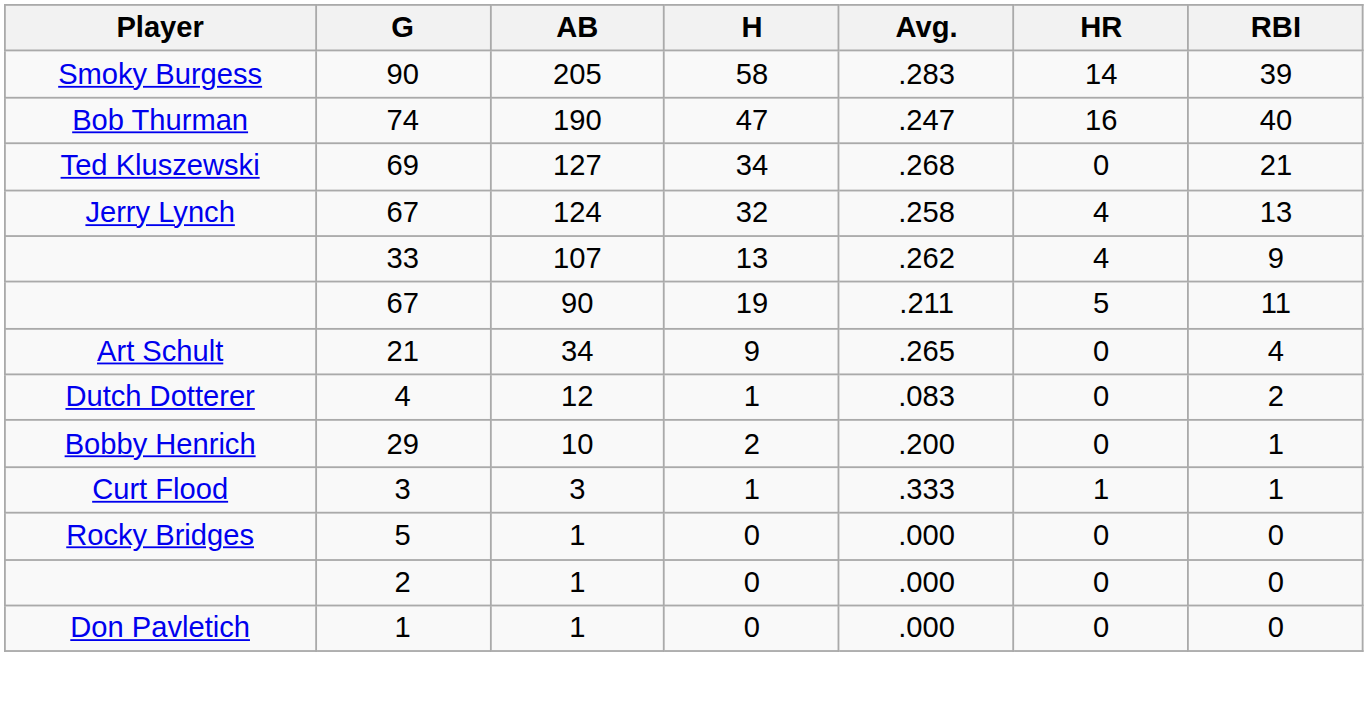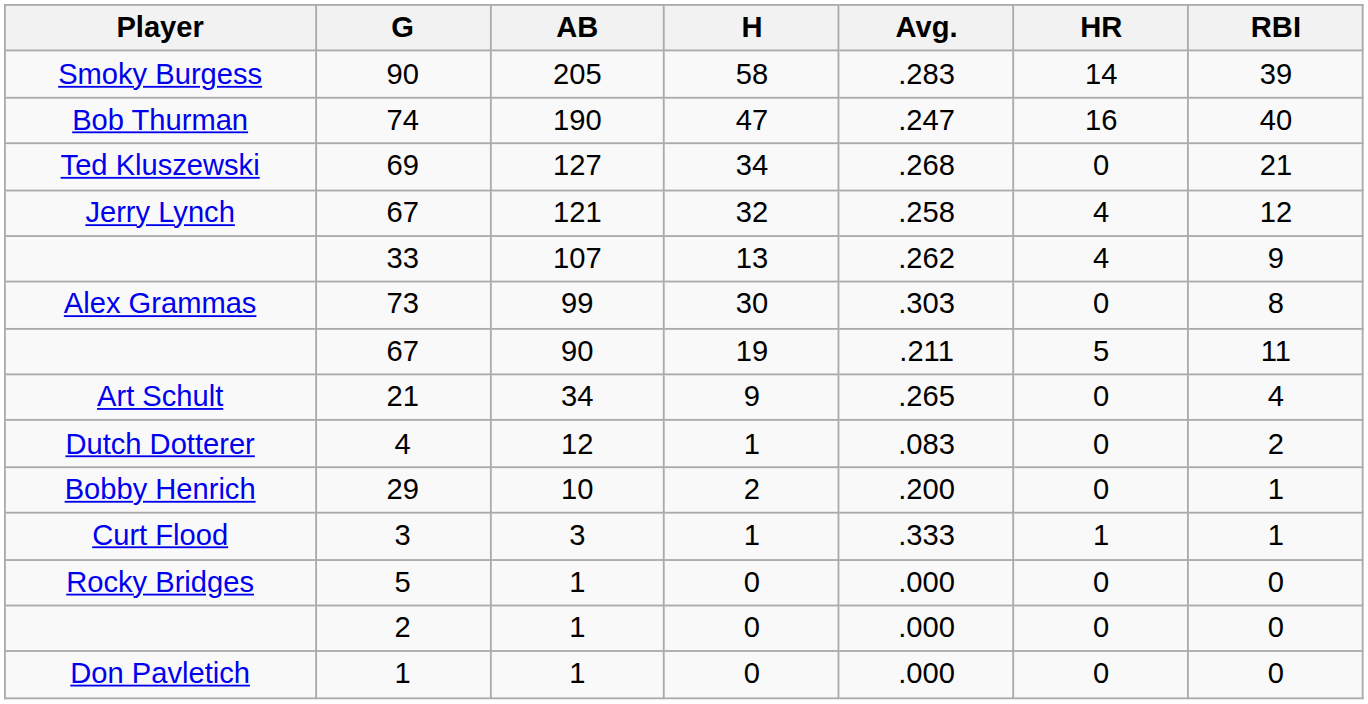(577, 212) 124 -> (577, 212) 121
(1276, 212) 13 -> (1276, 212) 12
+ row: (160, 304)
